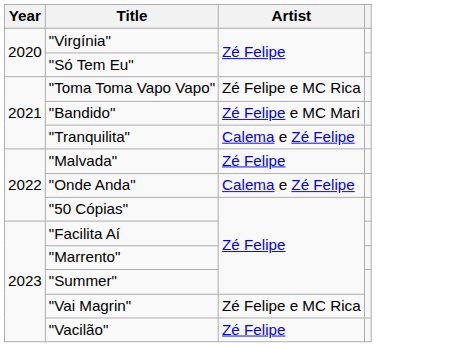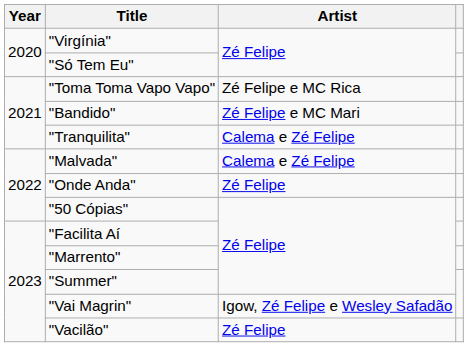(254, 161) Zé Felipe -> (288, 161) Calema e Zé Felipe
(288, 185) Calema e Zé Felipe -> (254, 185) Zé Felipe
(291, 305) Zé Felipe e MC Rica -> (337, 305) Igow, Zé Felipe e Wesley Safadão
